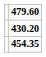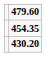rows swapped: (25, 44) <-> (25, 28)
